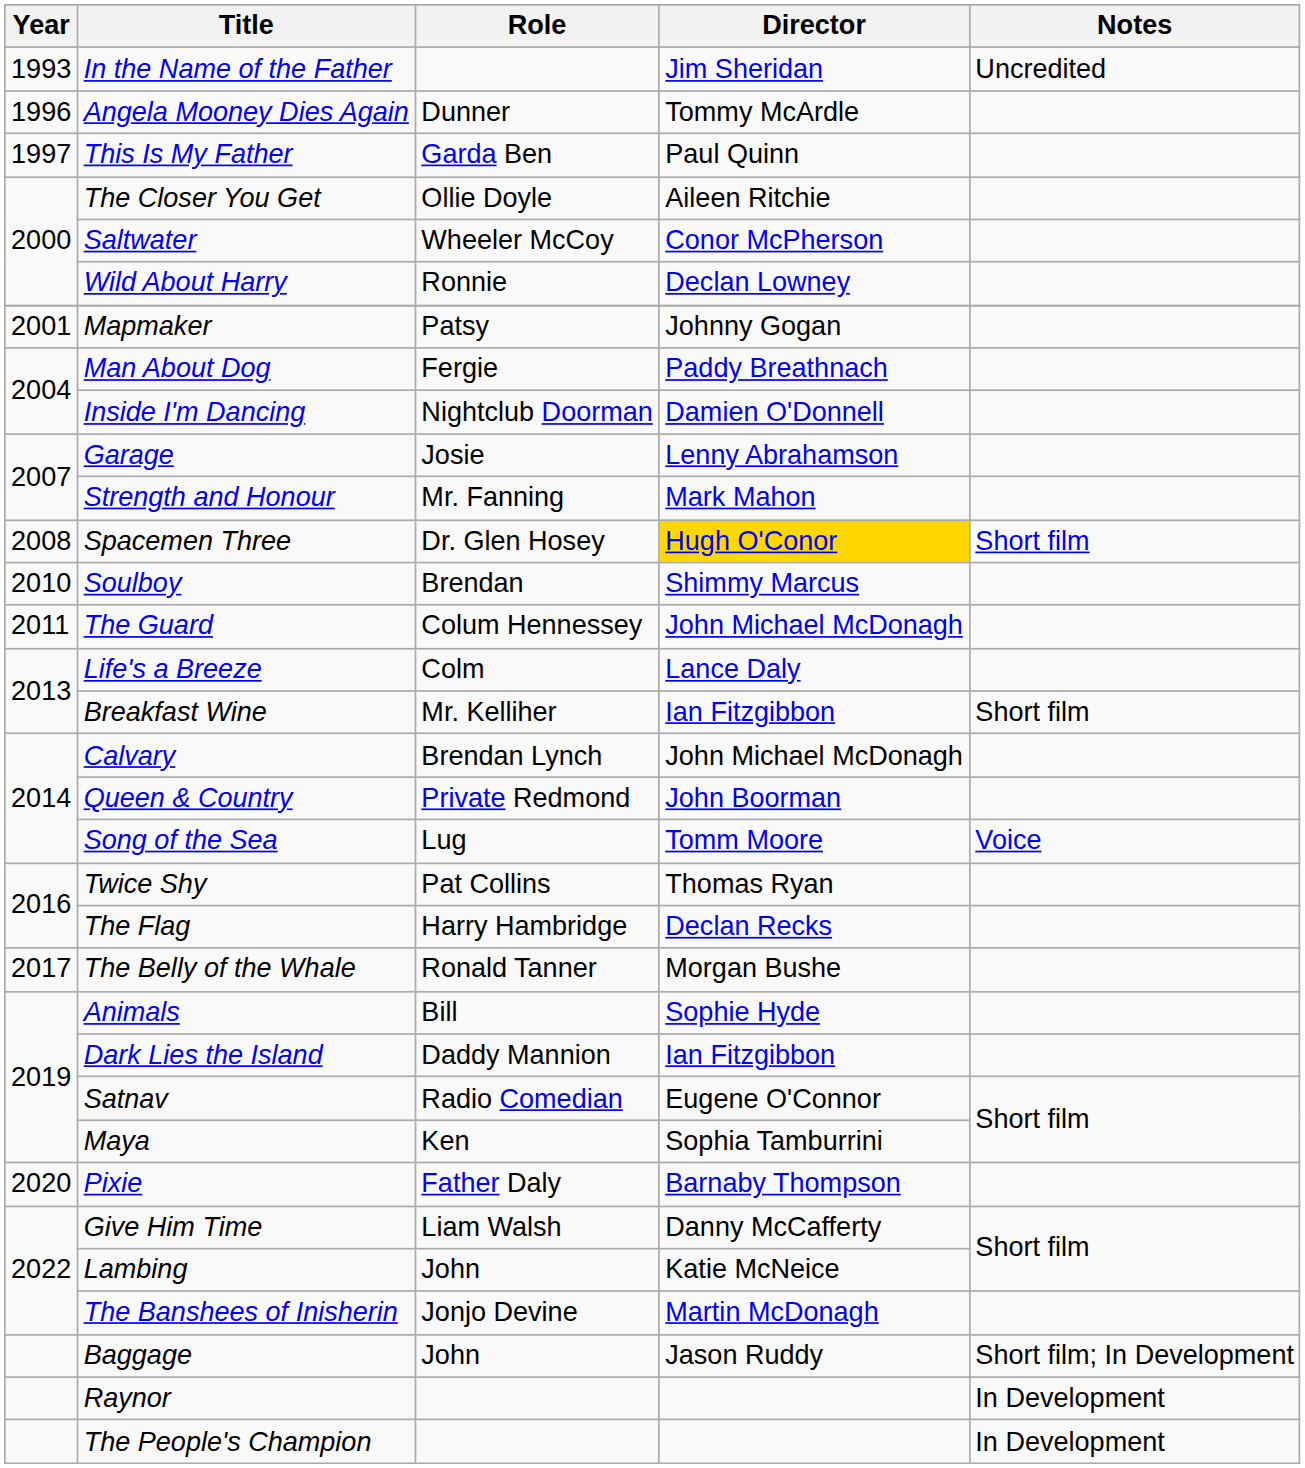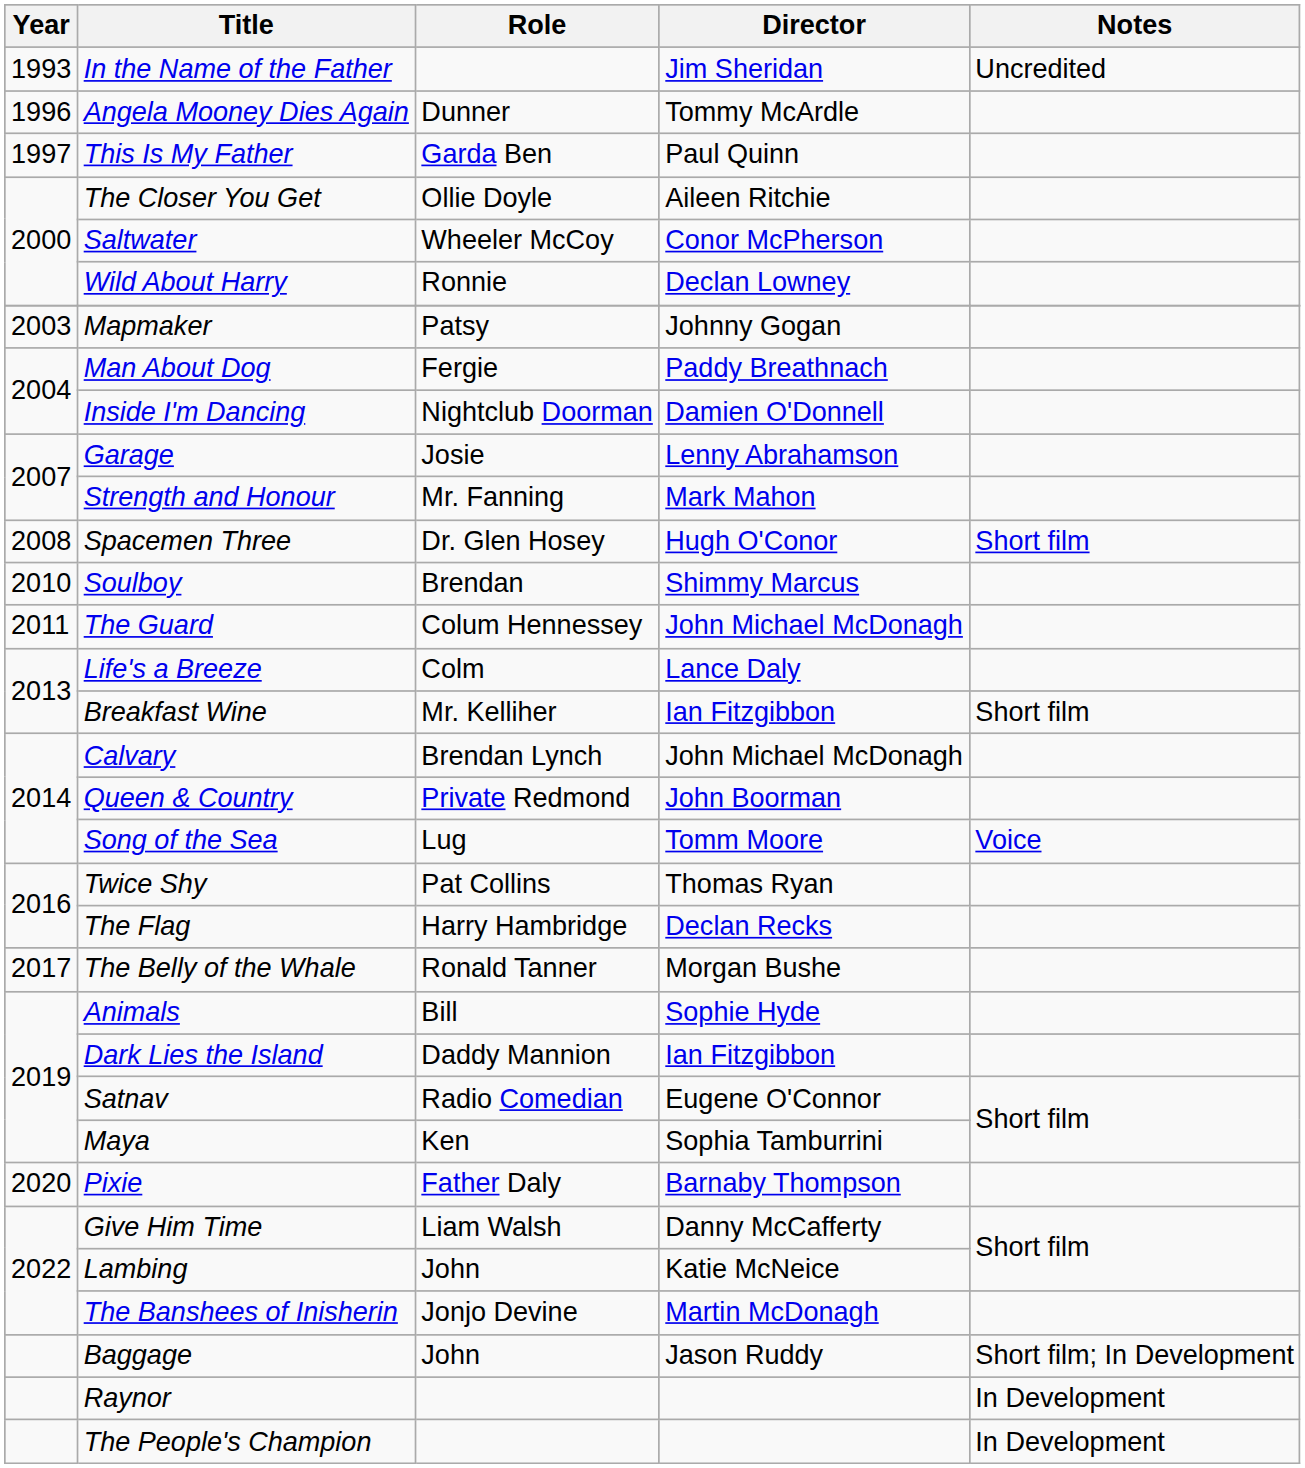(41, 326) 2001 -> (41, 326) 2003
(751, 540) gold background -> (751, 540) no background
